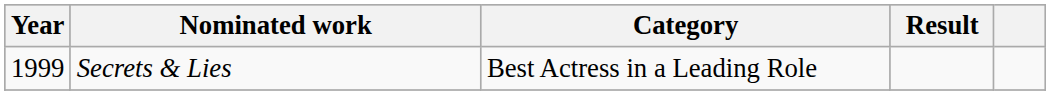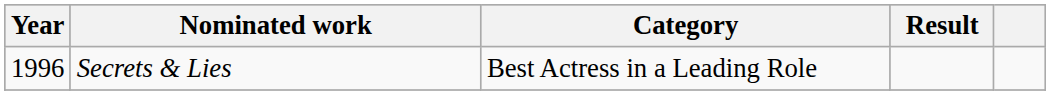(38, 68) 1999 -> (38, 68) 1996
